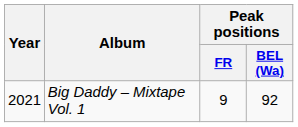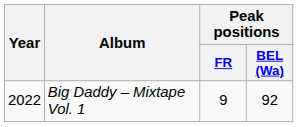(24, 101) 2021 -> (24, 101) 2022
